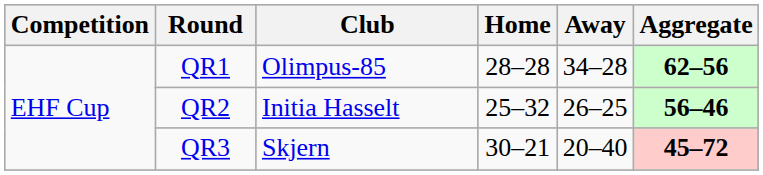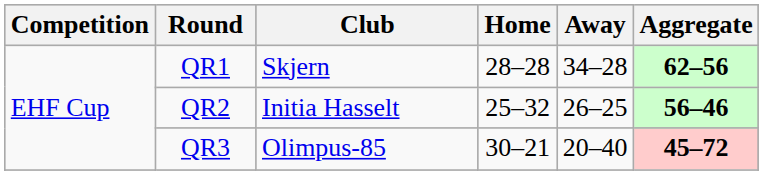(324, 66) Olimpus-85 -> (296, 66) Skjern
(296, 148) Skjern -> (324, 148) Olimpus-85
